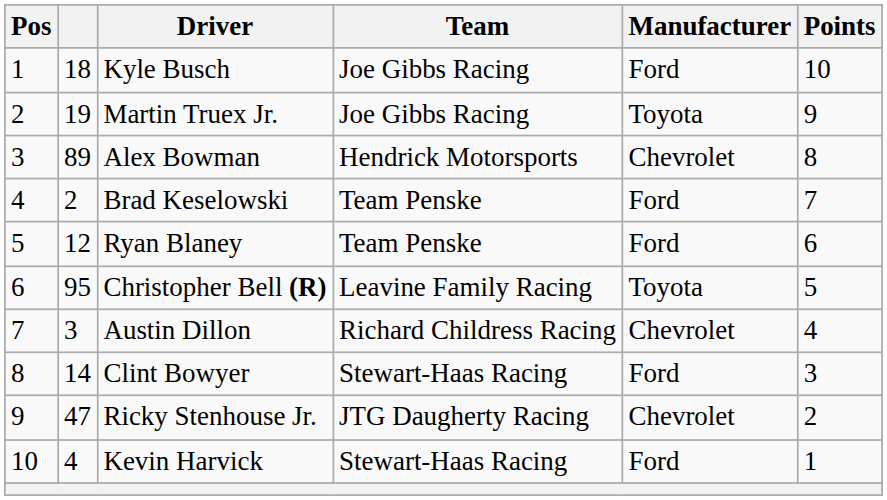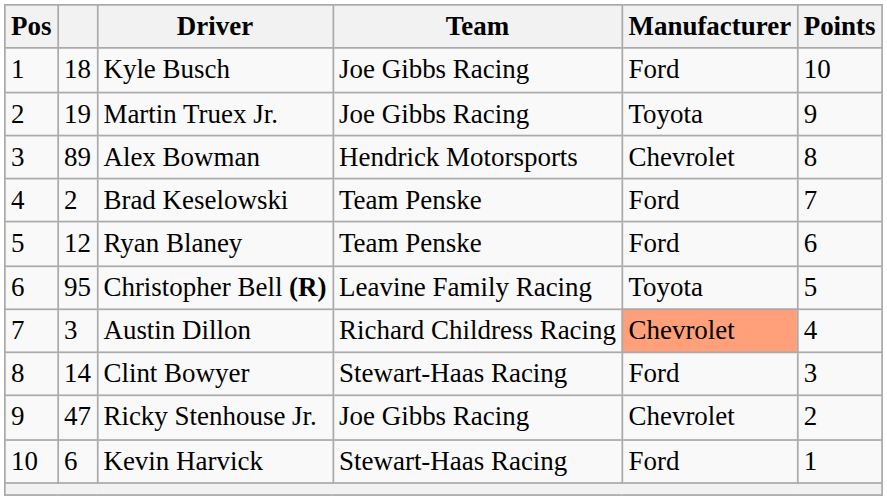(682, 329) no background -> (682, 329) lightsalmon background
(464, 416) JTG Daugherty Racing -> (434, 416) Joe Gibbs Racing
(71, 460) 4 -> (71, 460) 6
